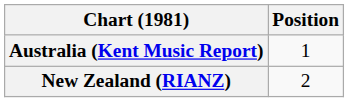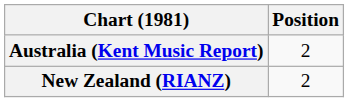(306, 50) 1 -> (306, 50) 2
